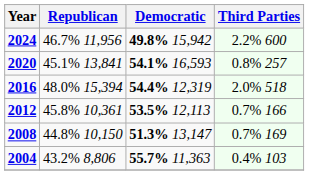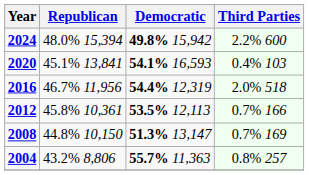(82, 40) 46.7% 11,956 -> (83, 40) 48.0% 15,394
(259, 63) 0.8% 257 -> (259, 63) 0.4% 103
(83, 87) 48.0% 15,394 -> (82, 87) 46.7% 11,956
(259, 157) 0.4% 103 -> (259, 157) 0.8% 257
